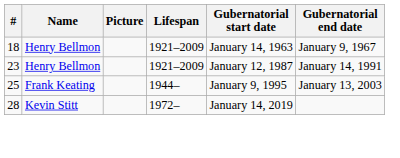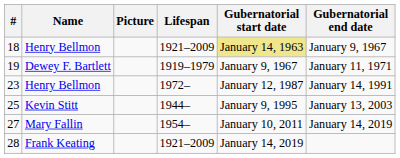(251, 47) no background -> (262, 47) khaki background
+ row: (13, 66)
(176, 66) 1921–2009 -> (175, 85) 1972–
(60, 85) Frank Keating -> (51, 104) Kevin Stitt
+ row: (13, 124)
(51, 104) Kevin Stitt -> (60, 143) Frank Keating
(164, 104) 1972– -> (187, 143) 1921–2009
